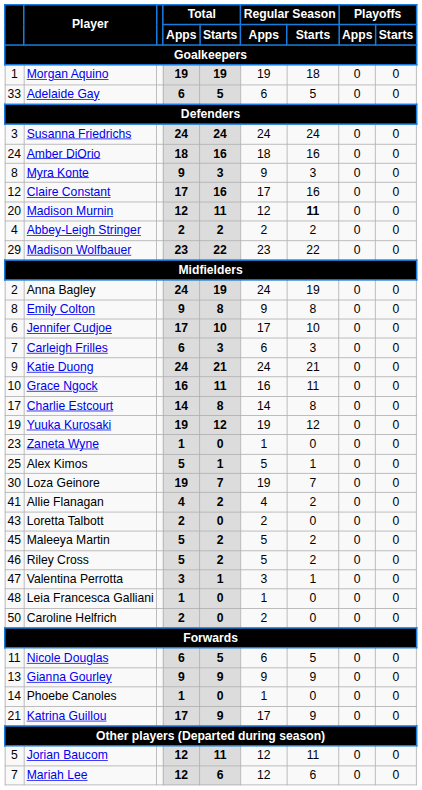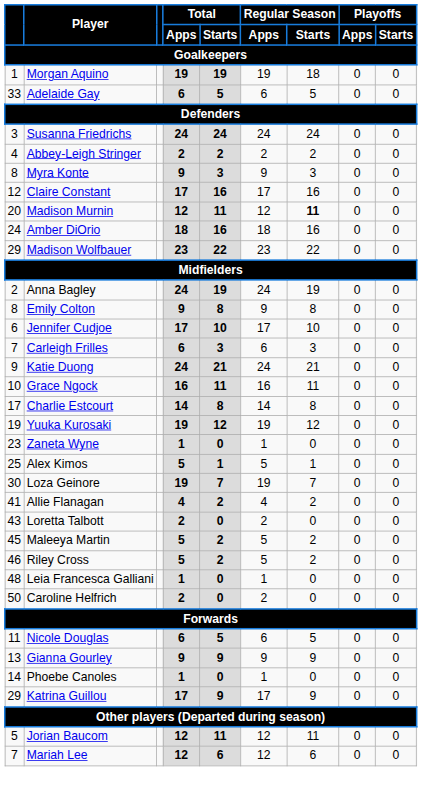rows swapped: (84, 230) <-> (64, 153)
- row: (75, 579)
(14, 716) 21 -> (14, 696) 29
